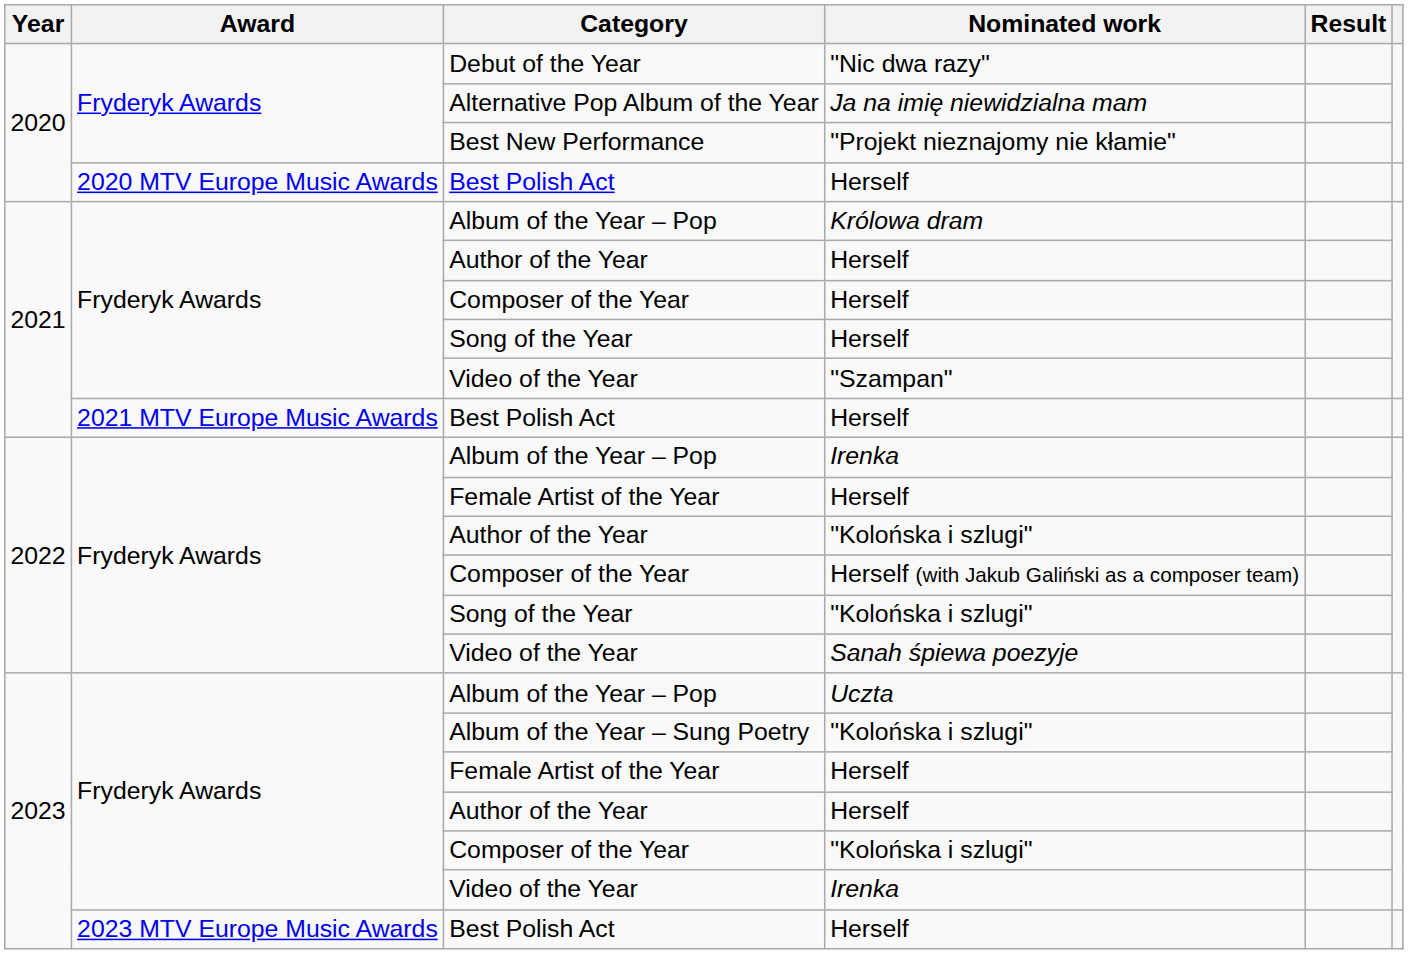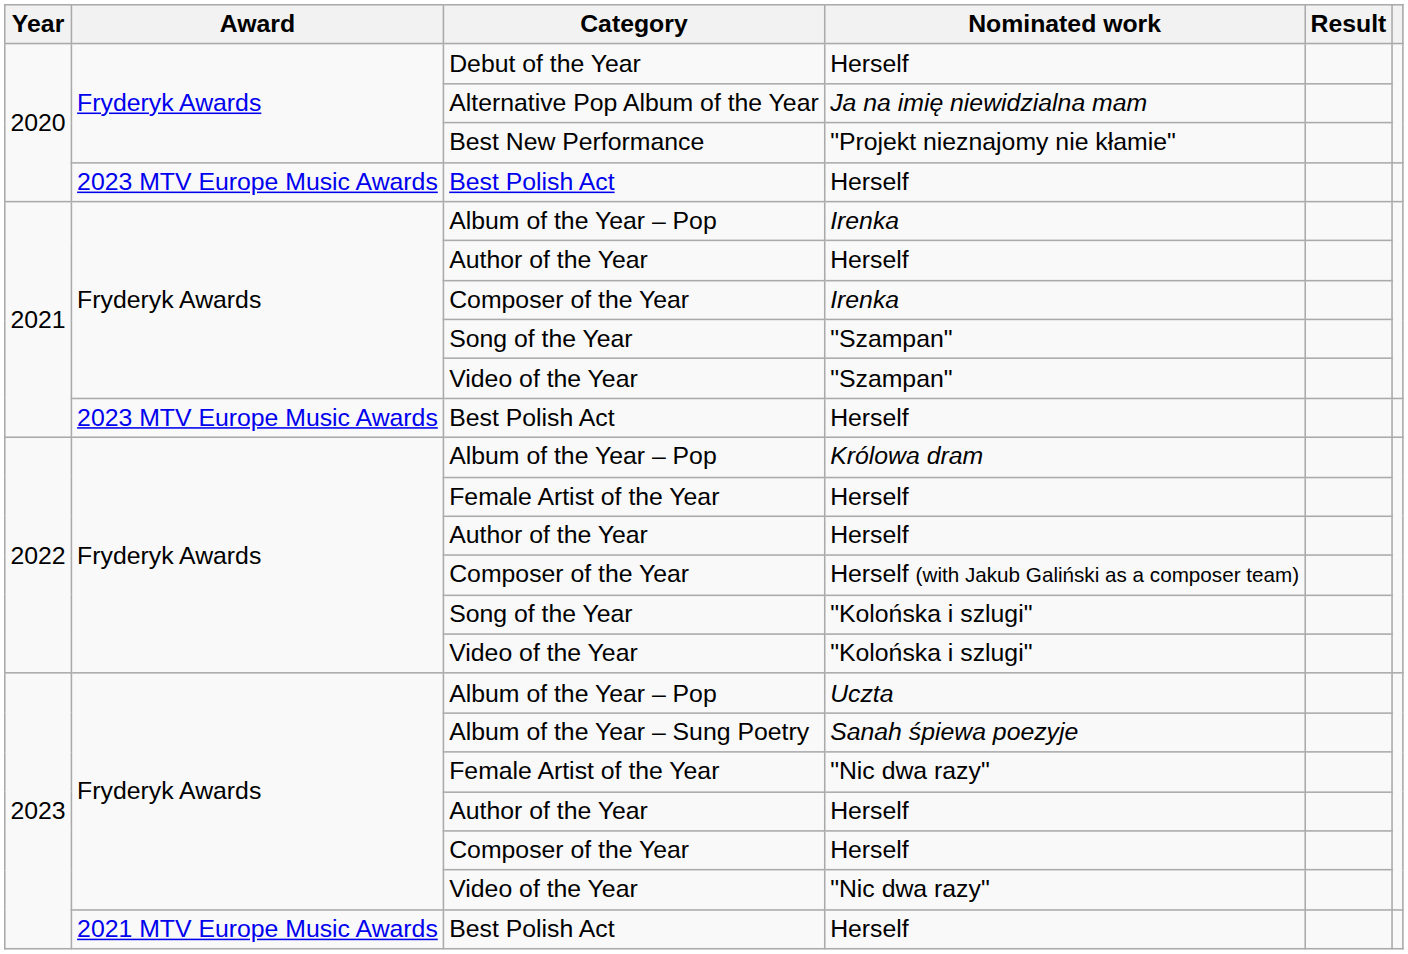(910, 63) "Nic dwa razy" -> (869, 63) Herself
(257, 181) 2020 MTV Europe Music Awards -> (257, 181) 2023 MTV Europe Music Awards
(907, 220) Królowa dram -> (865, 220) Irenka
(869, 299) Herself -> (865, 299) Irenka
(869, 338) Herself -> (891, 338) "Szampan"
(257, 417) 2021 MTV Europe Music Awards -> (257, 417) 2023 MTV Europe Music Awards
(865, 456) Irenka -> (907, 456) Królowa dram
(931, 535) "Kolońska i szlugi" -> (869, 535) Herself
(954, 653) Sanah śpiewa poezyje -> (931, 653) "Kolońska i szlugi"
(931, 732) "Kolońska i szlugi" -> (954, 732) Sanah śpiewa poezyje
(869, 771) Herself -> (910, 771) "Nic dwa razy"
(931, 850) "Kolońska i szlugi" -> (869, 850) Herself
(865, 889) Irenka -> (910, 889) "Nic dwa razy"
(257, 928) 2023 MTV Europe Music Awards -> (257, 928) 2021 MTV Europe Music Awards
